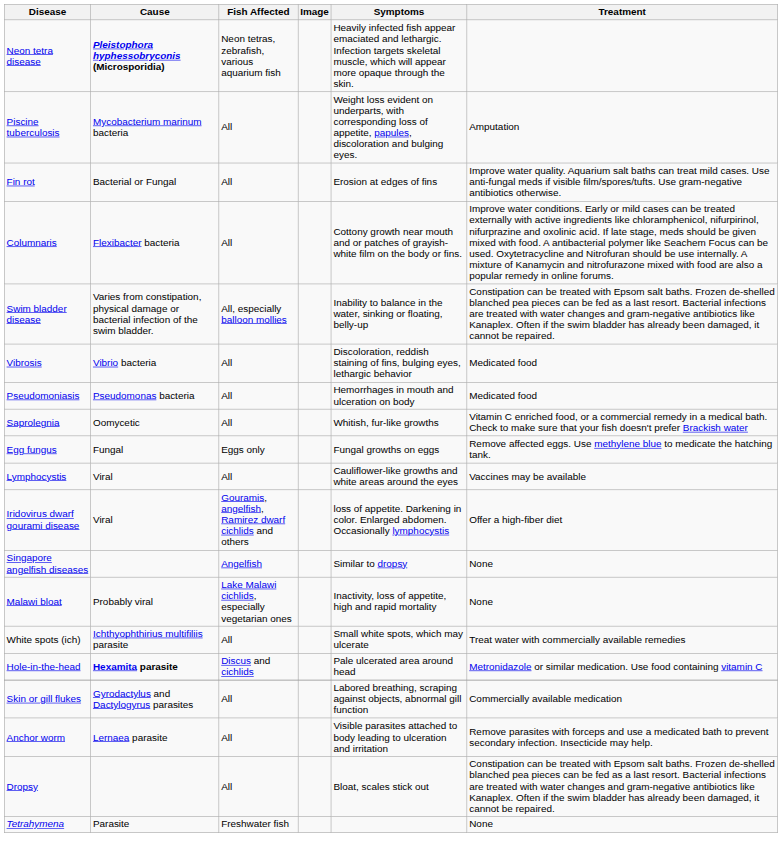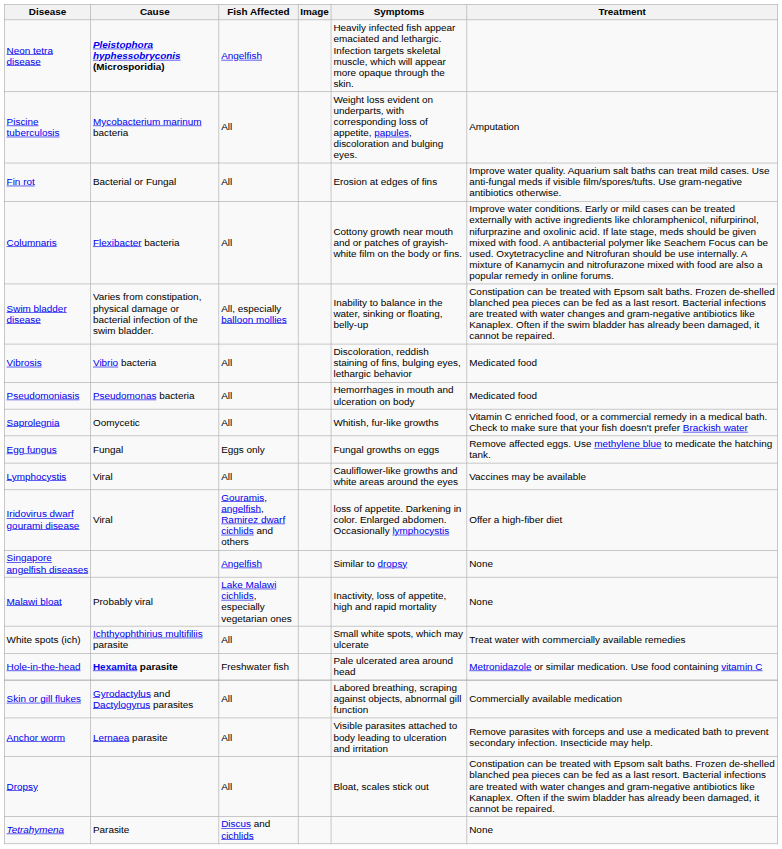(251, 55) Neon tetras, zebrafish, various aquarium fish -> (242, 55) Angelfish
(246, 666) Discus and cichlids -> (255, 666) Freshwater fish
(255, 824) Freshwater fish -> (246, 830) Discus and cichlids
